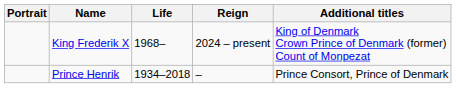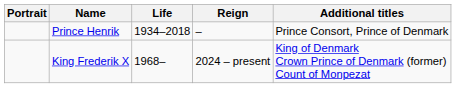rows swapped: (86, 74) <-> (91, 43)
